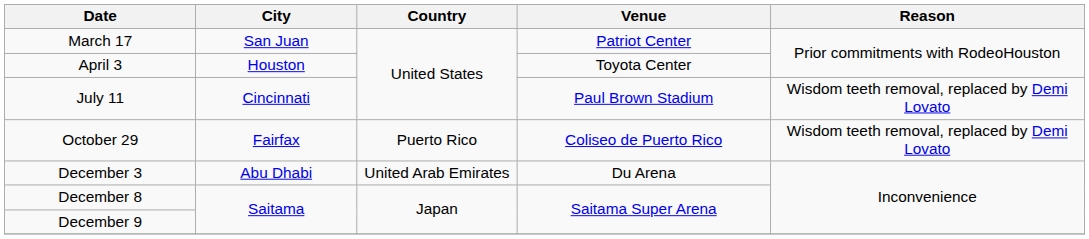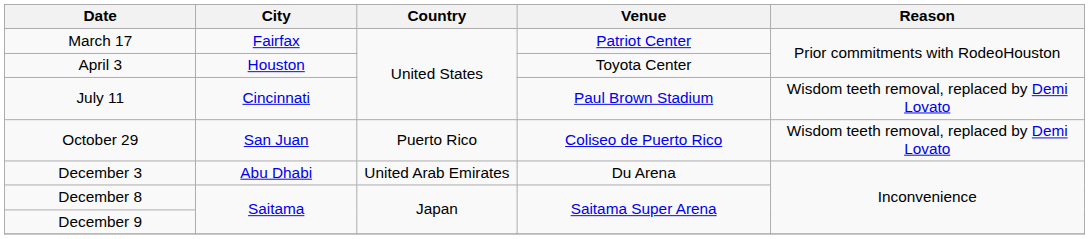(276, 41) San Juan -> (276, 41) Fairfax
(276, 140) Fairfax -> (276, 140) San Juan
